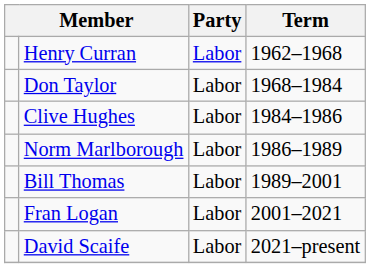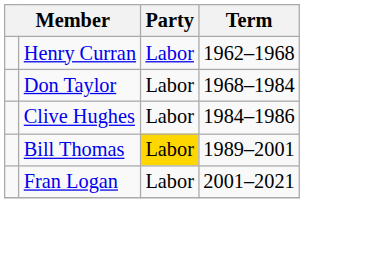- row: (104, 149)
(217, 181) no background -> (170, 149) gold background
- row: (77, 246)
